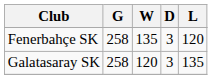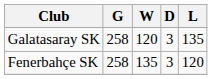rows swapped: (53, 39) <-> (54, 62)
